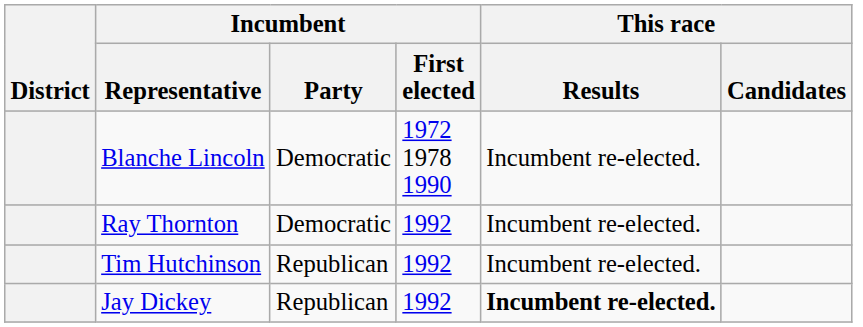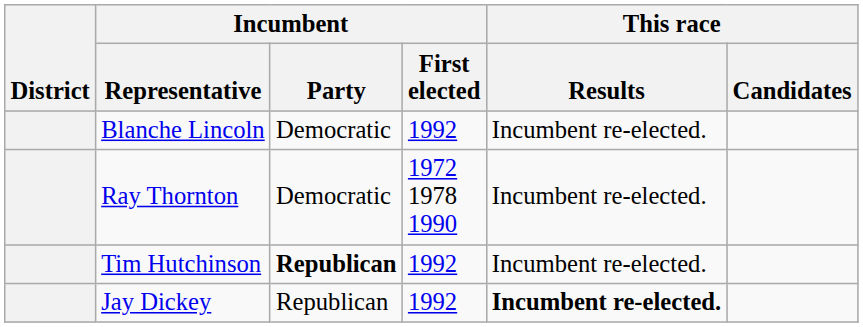(427, 157) 1972 1978 1990 -> (433, 129) 1992
(427, 224) 1992 -> (433, 196) 1972 1978 1990
(332, 263) normal -> (336, 263) bold
